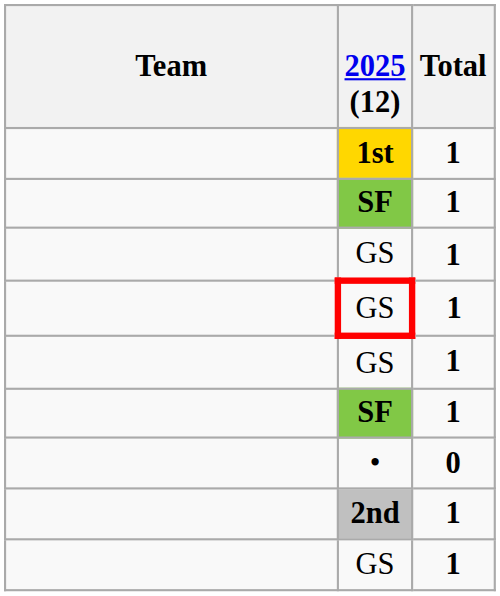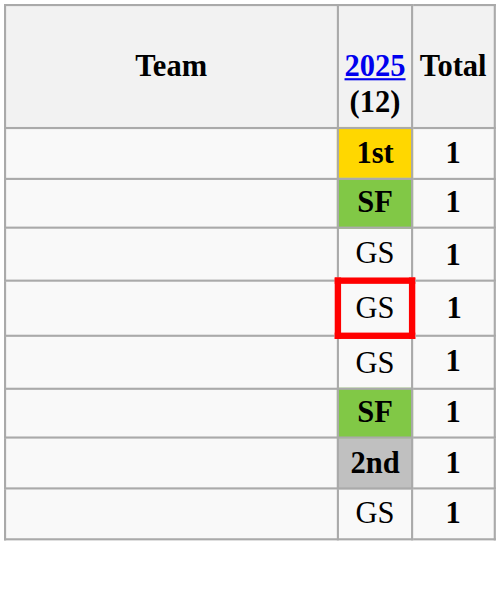- row: (375, 463)
